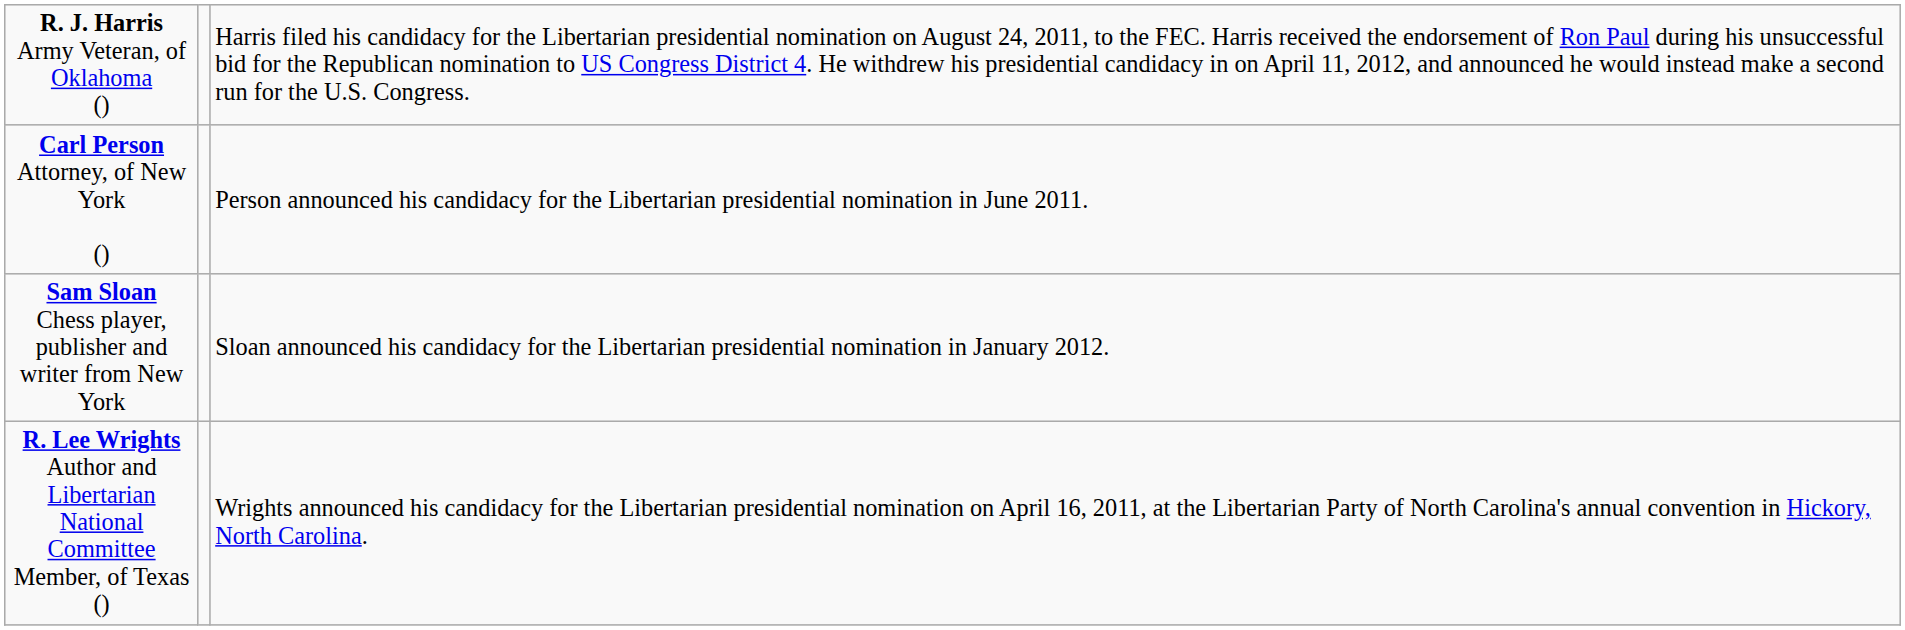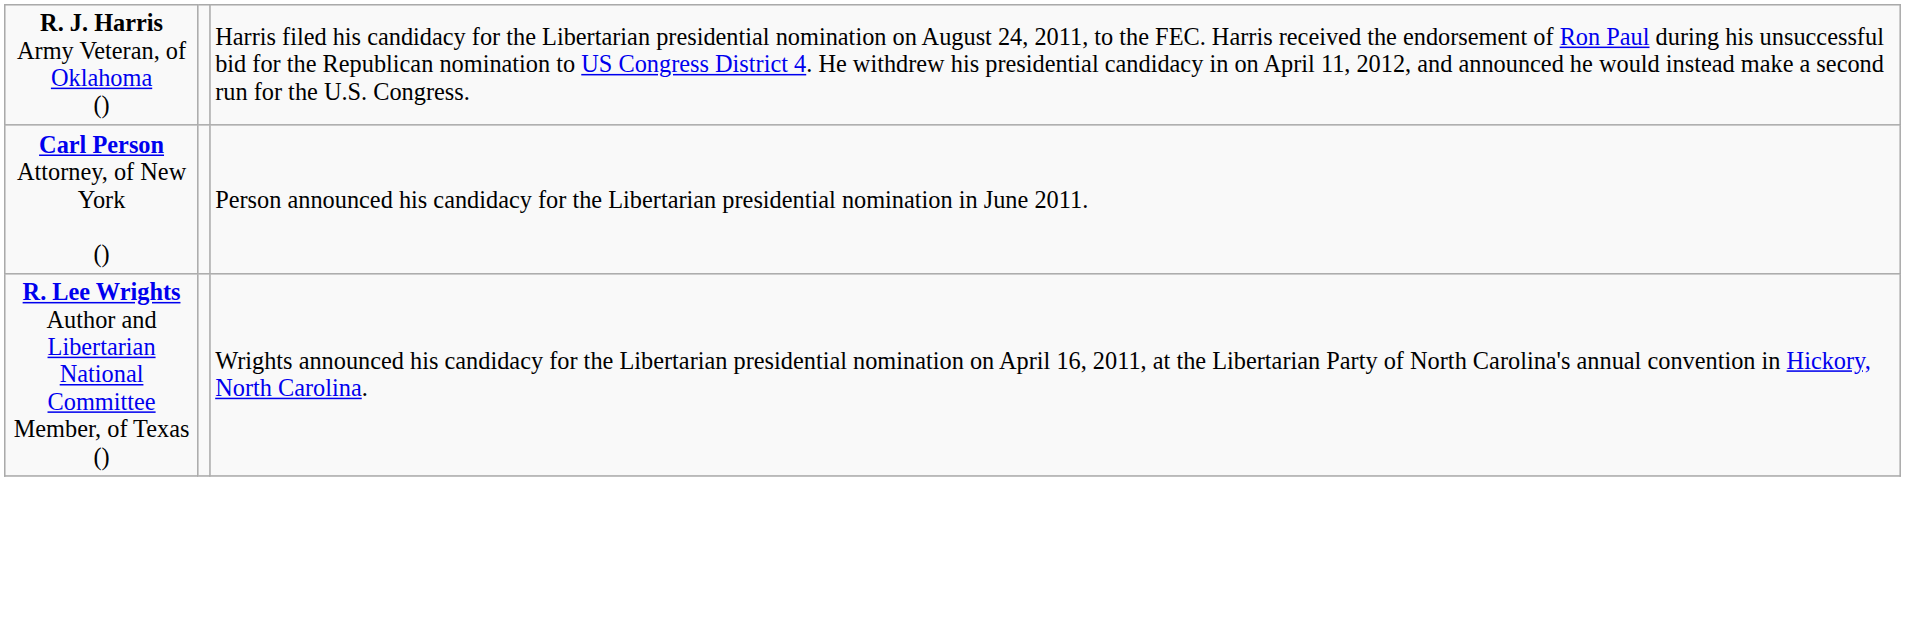- row: (102, 347)
